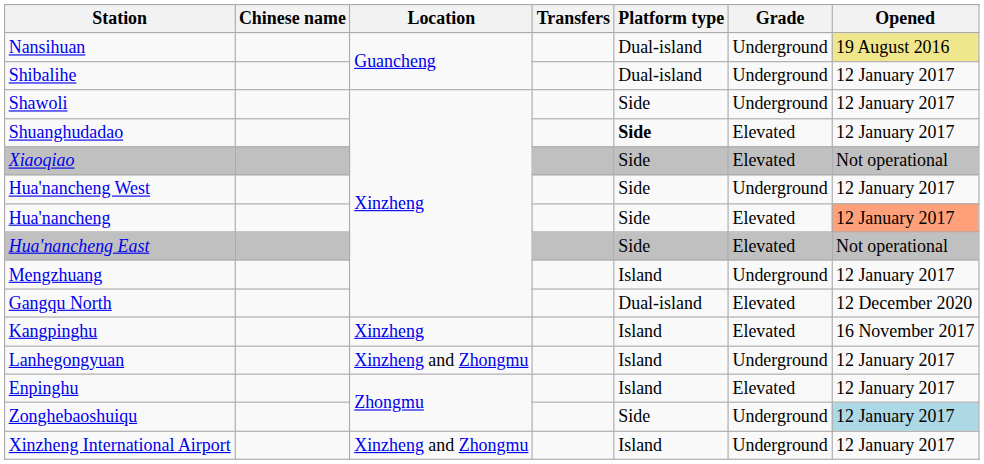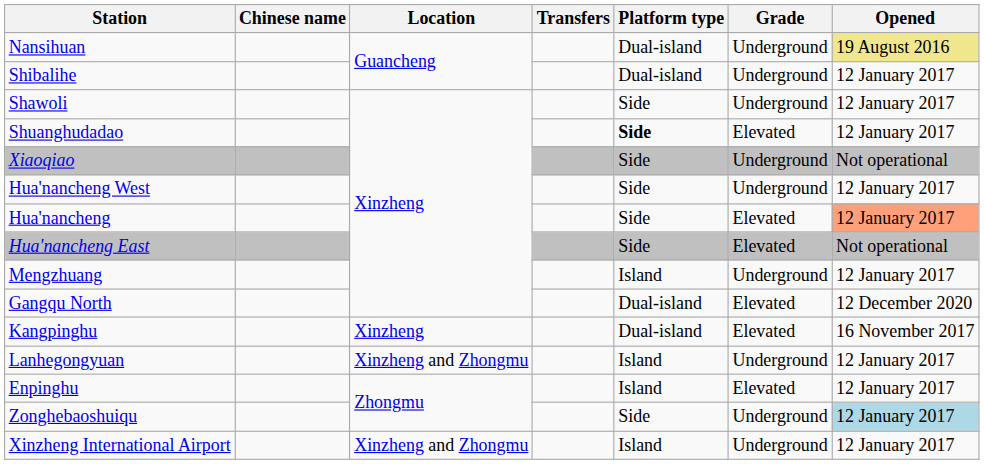(764, 160) Elevated -> (780, 160) Underground
(640, 331) Island -> (660, 331) Dual-island
